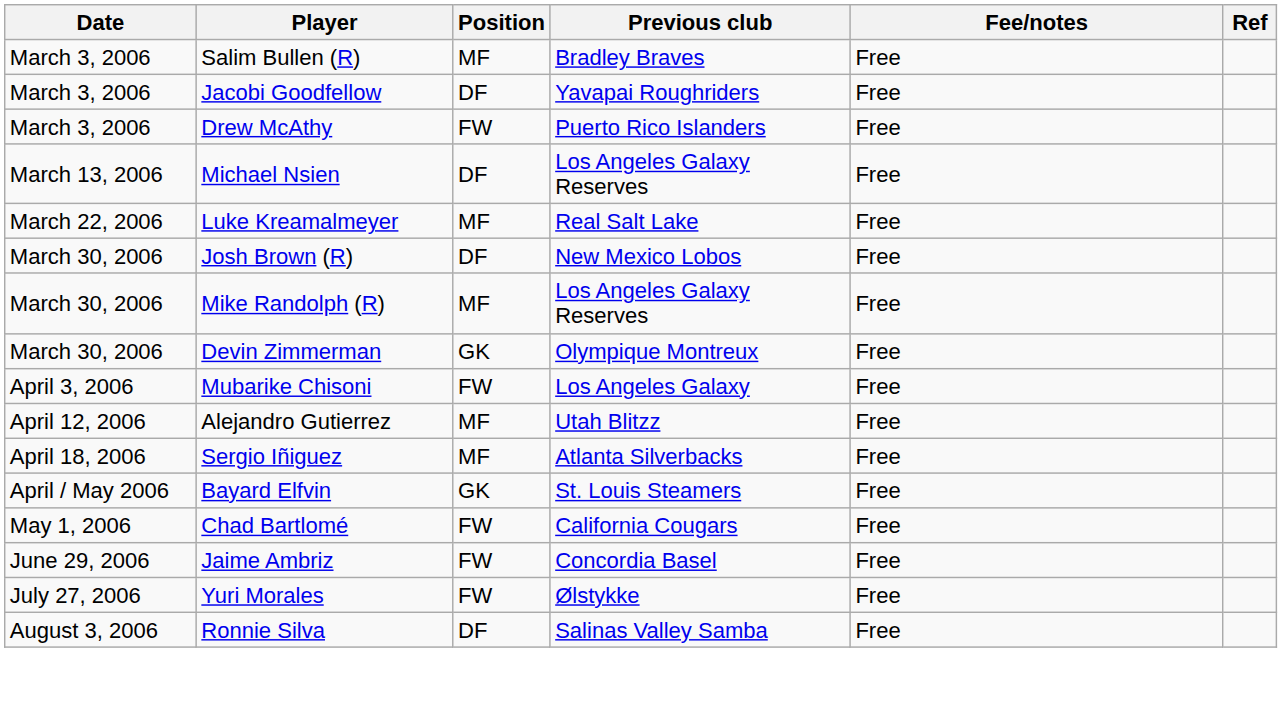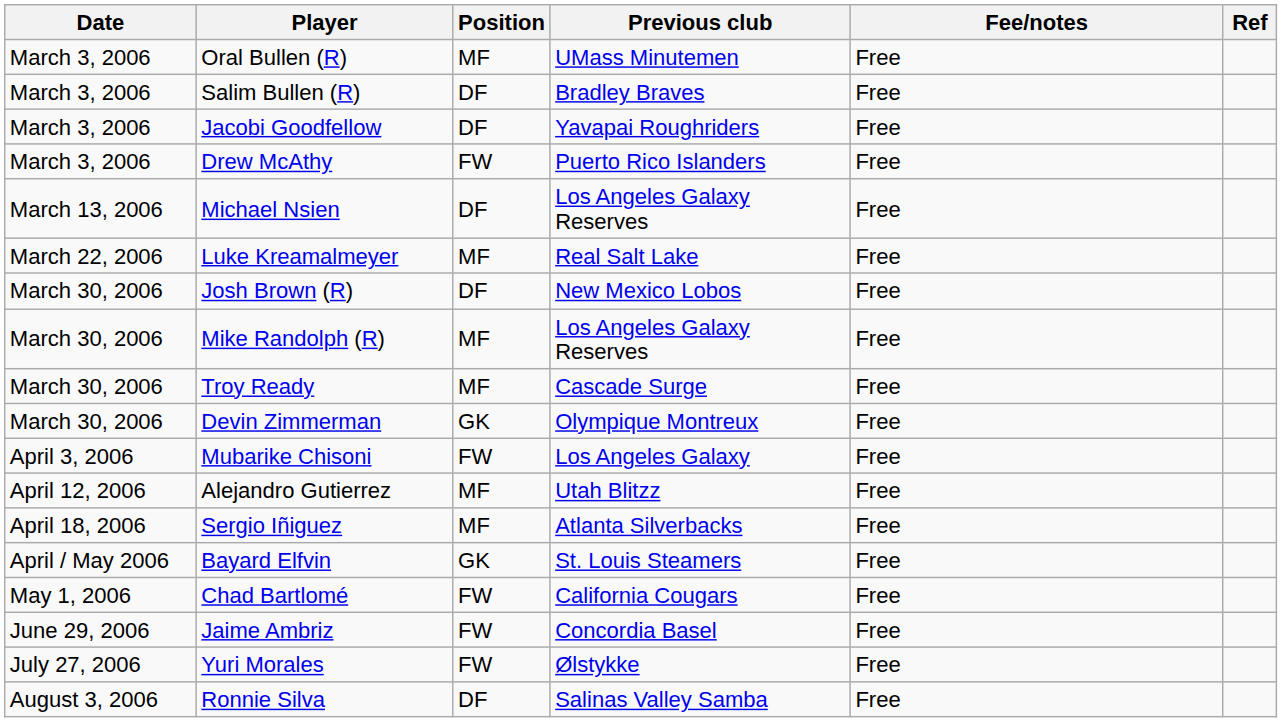+ row: (274, 57)
(474, 57) MF -> (473, 92) DF
+ row: (258, 386)
